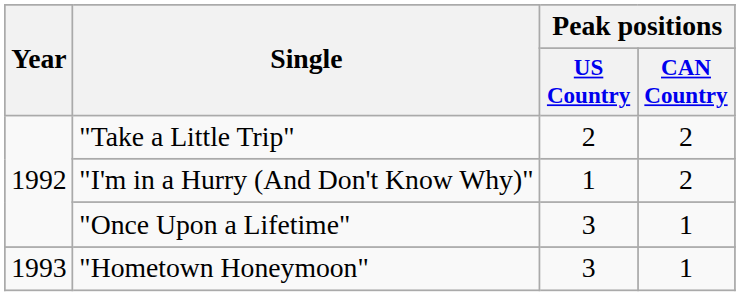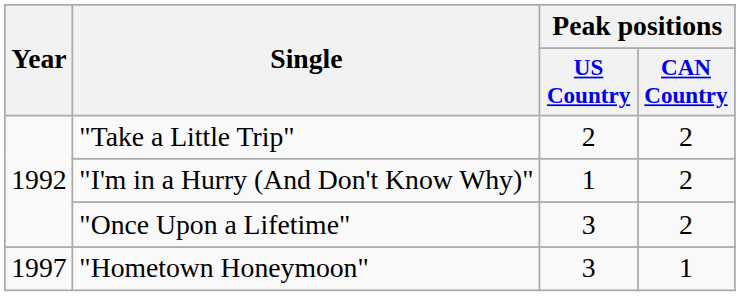(686, 224) 1 -> (686, 224) 2
(39, 268) 1993 -> (39, 268) 1997
